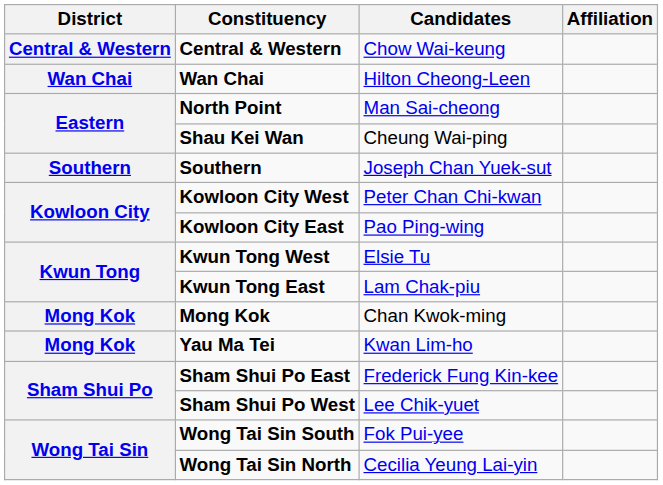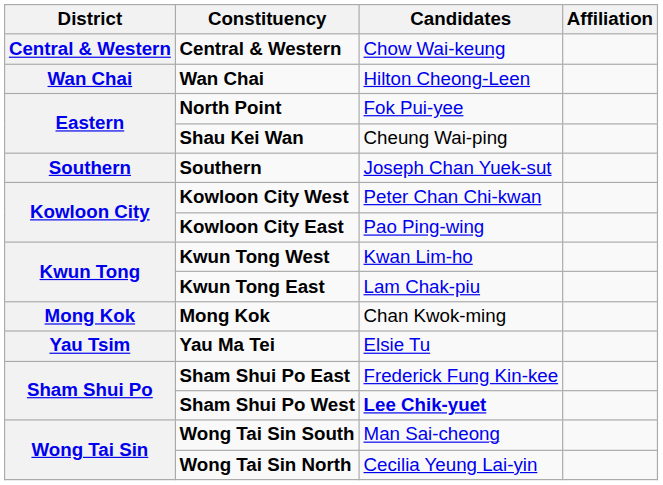(432, 108) Man Sai-cheong -> (413, 108) Fok Pui-yee
(397, 256) Elsie Tu -> (418, 256) Kwan Lim-ho
(90, 345) Mong Kok -> (90, 345) Yau Tsim
(418, 345) Kwan Lim-ho -> (397, 345) Elsie Tu
(421, 405) normal -> (425, 405) bold
(413, 434) Fok Pui-yee -> (432, 434) Man Sai-cheong
